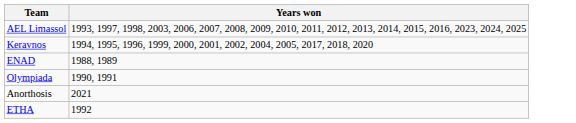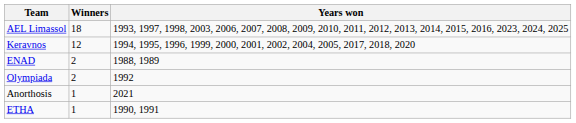+ column: (90, 12)
(94, 77) 1990, 1991 -> (123, 77) 1992
(81, 110) 1992 -> (136, 110) 1990, 1991
